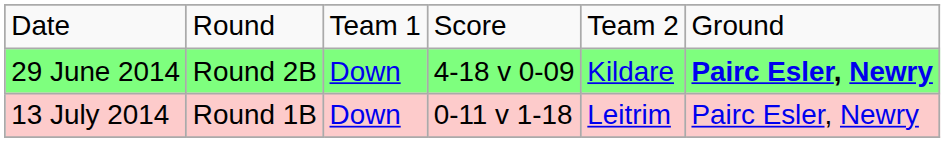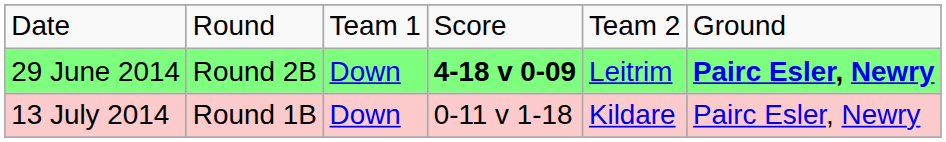(504, 70) normal -> (505, 70) bold
(631, 70) Kildare -> (631, 70) Leitrim
(629, 114) Leitrim -> (632, 114) Kildare
